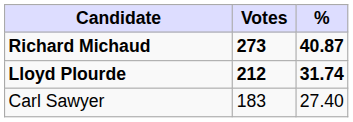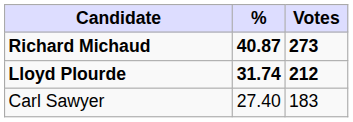columns swapped: (264, 18) <-> (322, 18)
